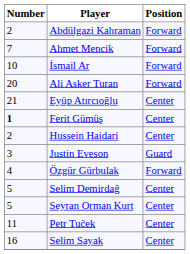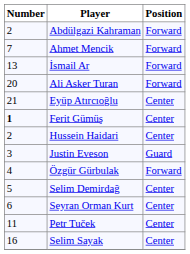(12, 65) 10 -> (12, 65) 13
(9, 205) 5 -> (9, 205) 6
